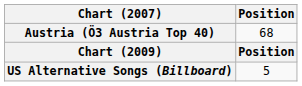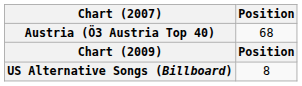(266, 71) 5 -> (266, 71) 8
